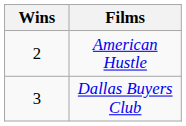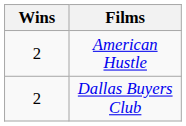(37, 98) 3 -> (37, 98) 2
